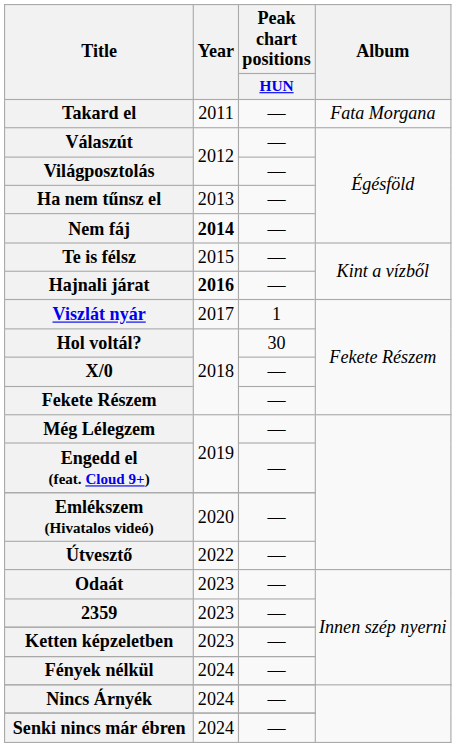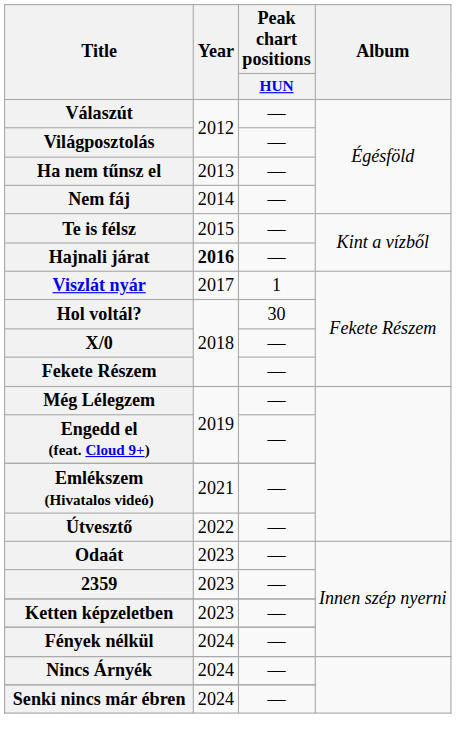- row: (99, 113)
(216, 228) bold -> (216, 199) normal
(216, 516) 2020 -> (216, 488) 2021
